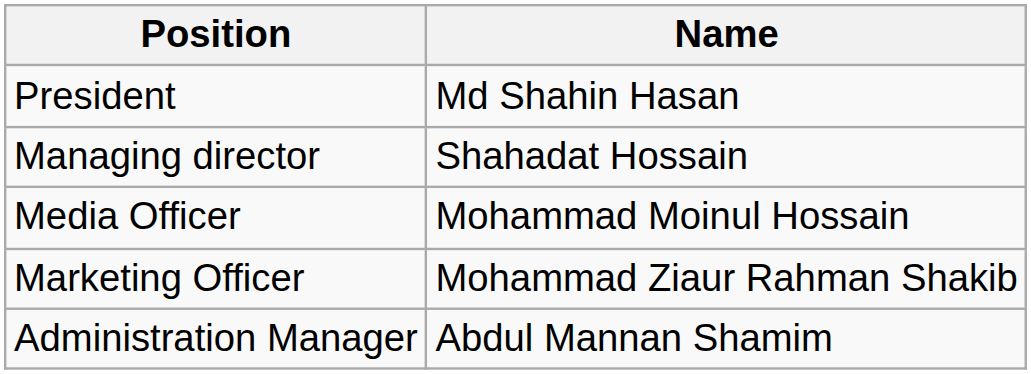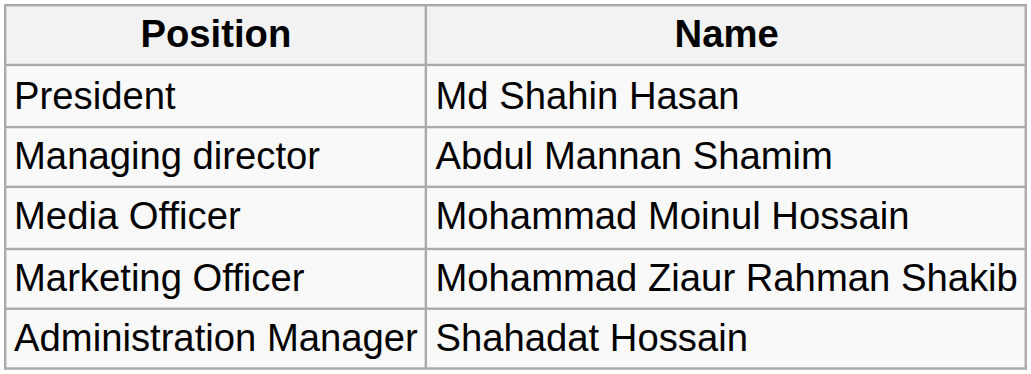(592, 156) Shahadat Hossain -> (634, 156) Abdul Mannan Shamim
(634, 338) Abdul Mannan Shamim -> (592, 338) Shahadat Hossain
